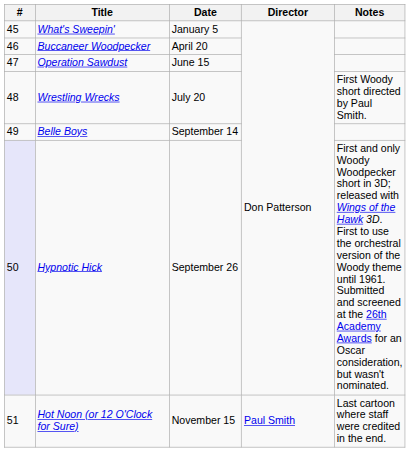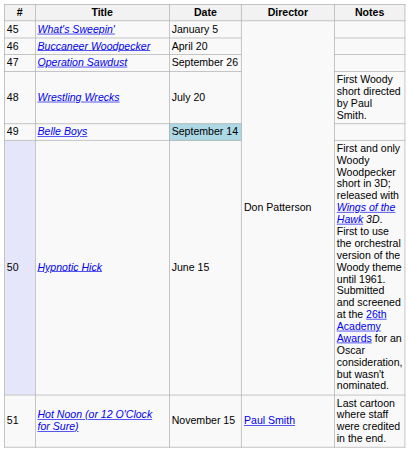(190, 63) June 15 -> (205, 63) September 26
(205, 132) no background -> (205, 132) lightblue background
(205, 267) September 26 -> (190, 267) June 15
